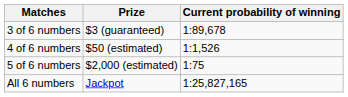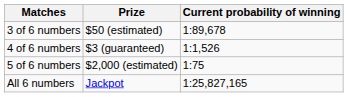(125, 30) $3 (guaranteed) -> (124, 30) $50 (estimated)
(124, 48) $50 (estimated) -> (125, 48) $3 (guaranteed)
